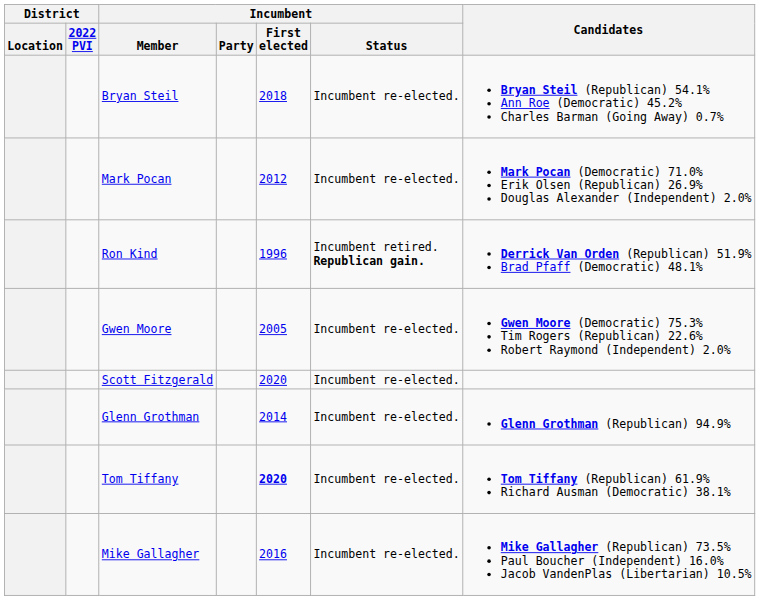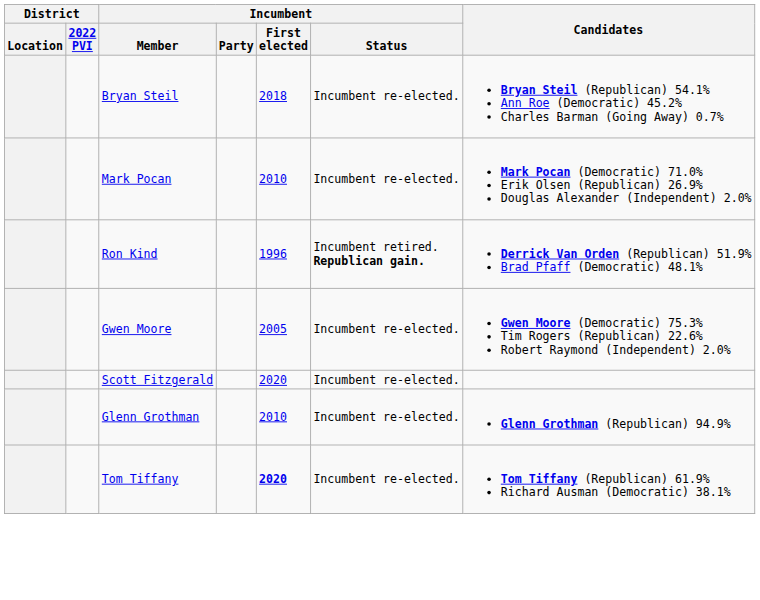(273, 179) 2012 -> (273, 179) 2010
(273, 417) 2014 -> (273, 417) 2010
- row: (151, 554)
